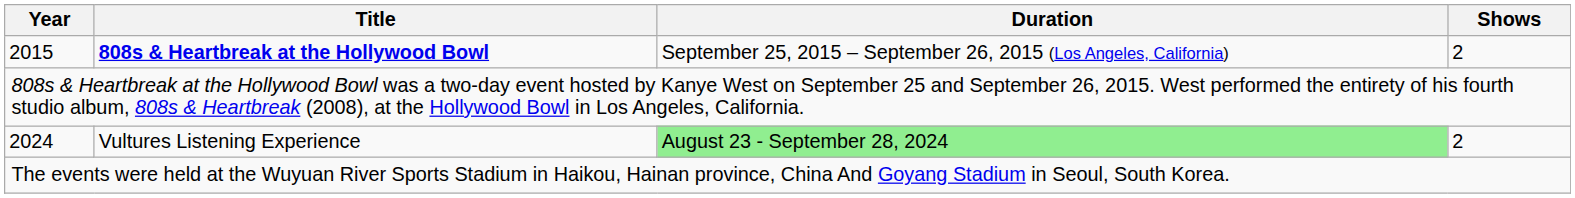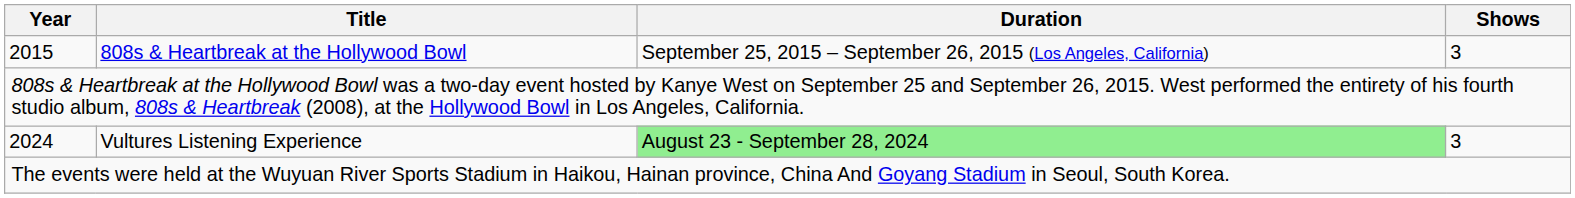(294, 51) bold -> (283, 51) normal
(1458, 51) 2 -> (1456, 51) 3
(1458, 141) 2 -> (1456, 141) 3
